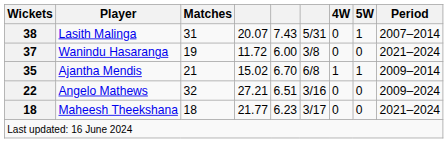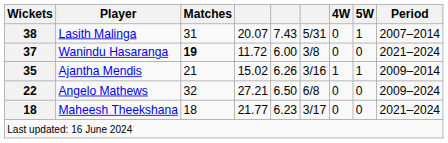(190, 53) normal -> (190, 53) bold
(285, 72) 6.70 -> (285, 72) 6.26
(311, 72) 6/8 -> (315, 72) 3/16
(285, 91) 6.51 -> (285, 91) 6.50
(315, 91) 3/16 -> (311, 91) 6/8
